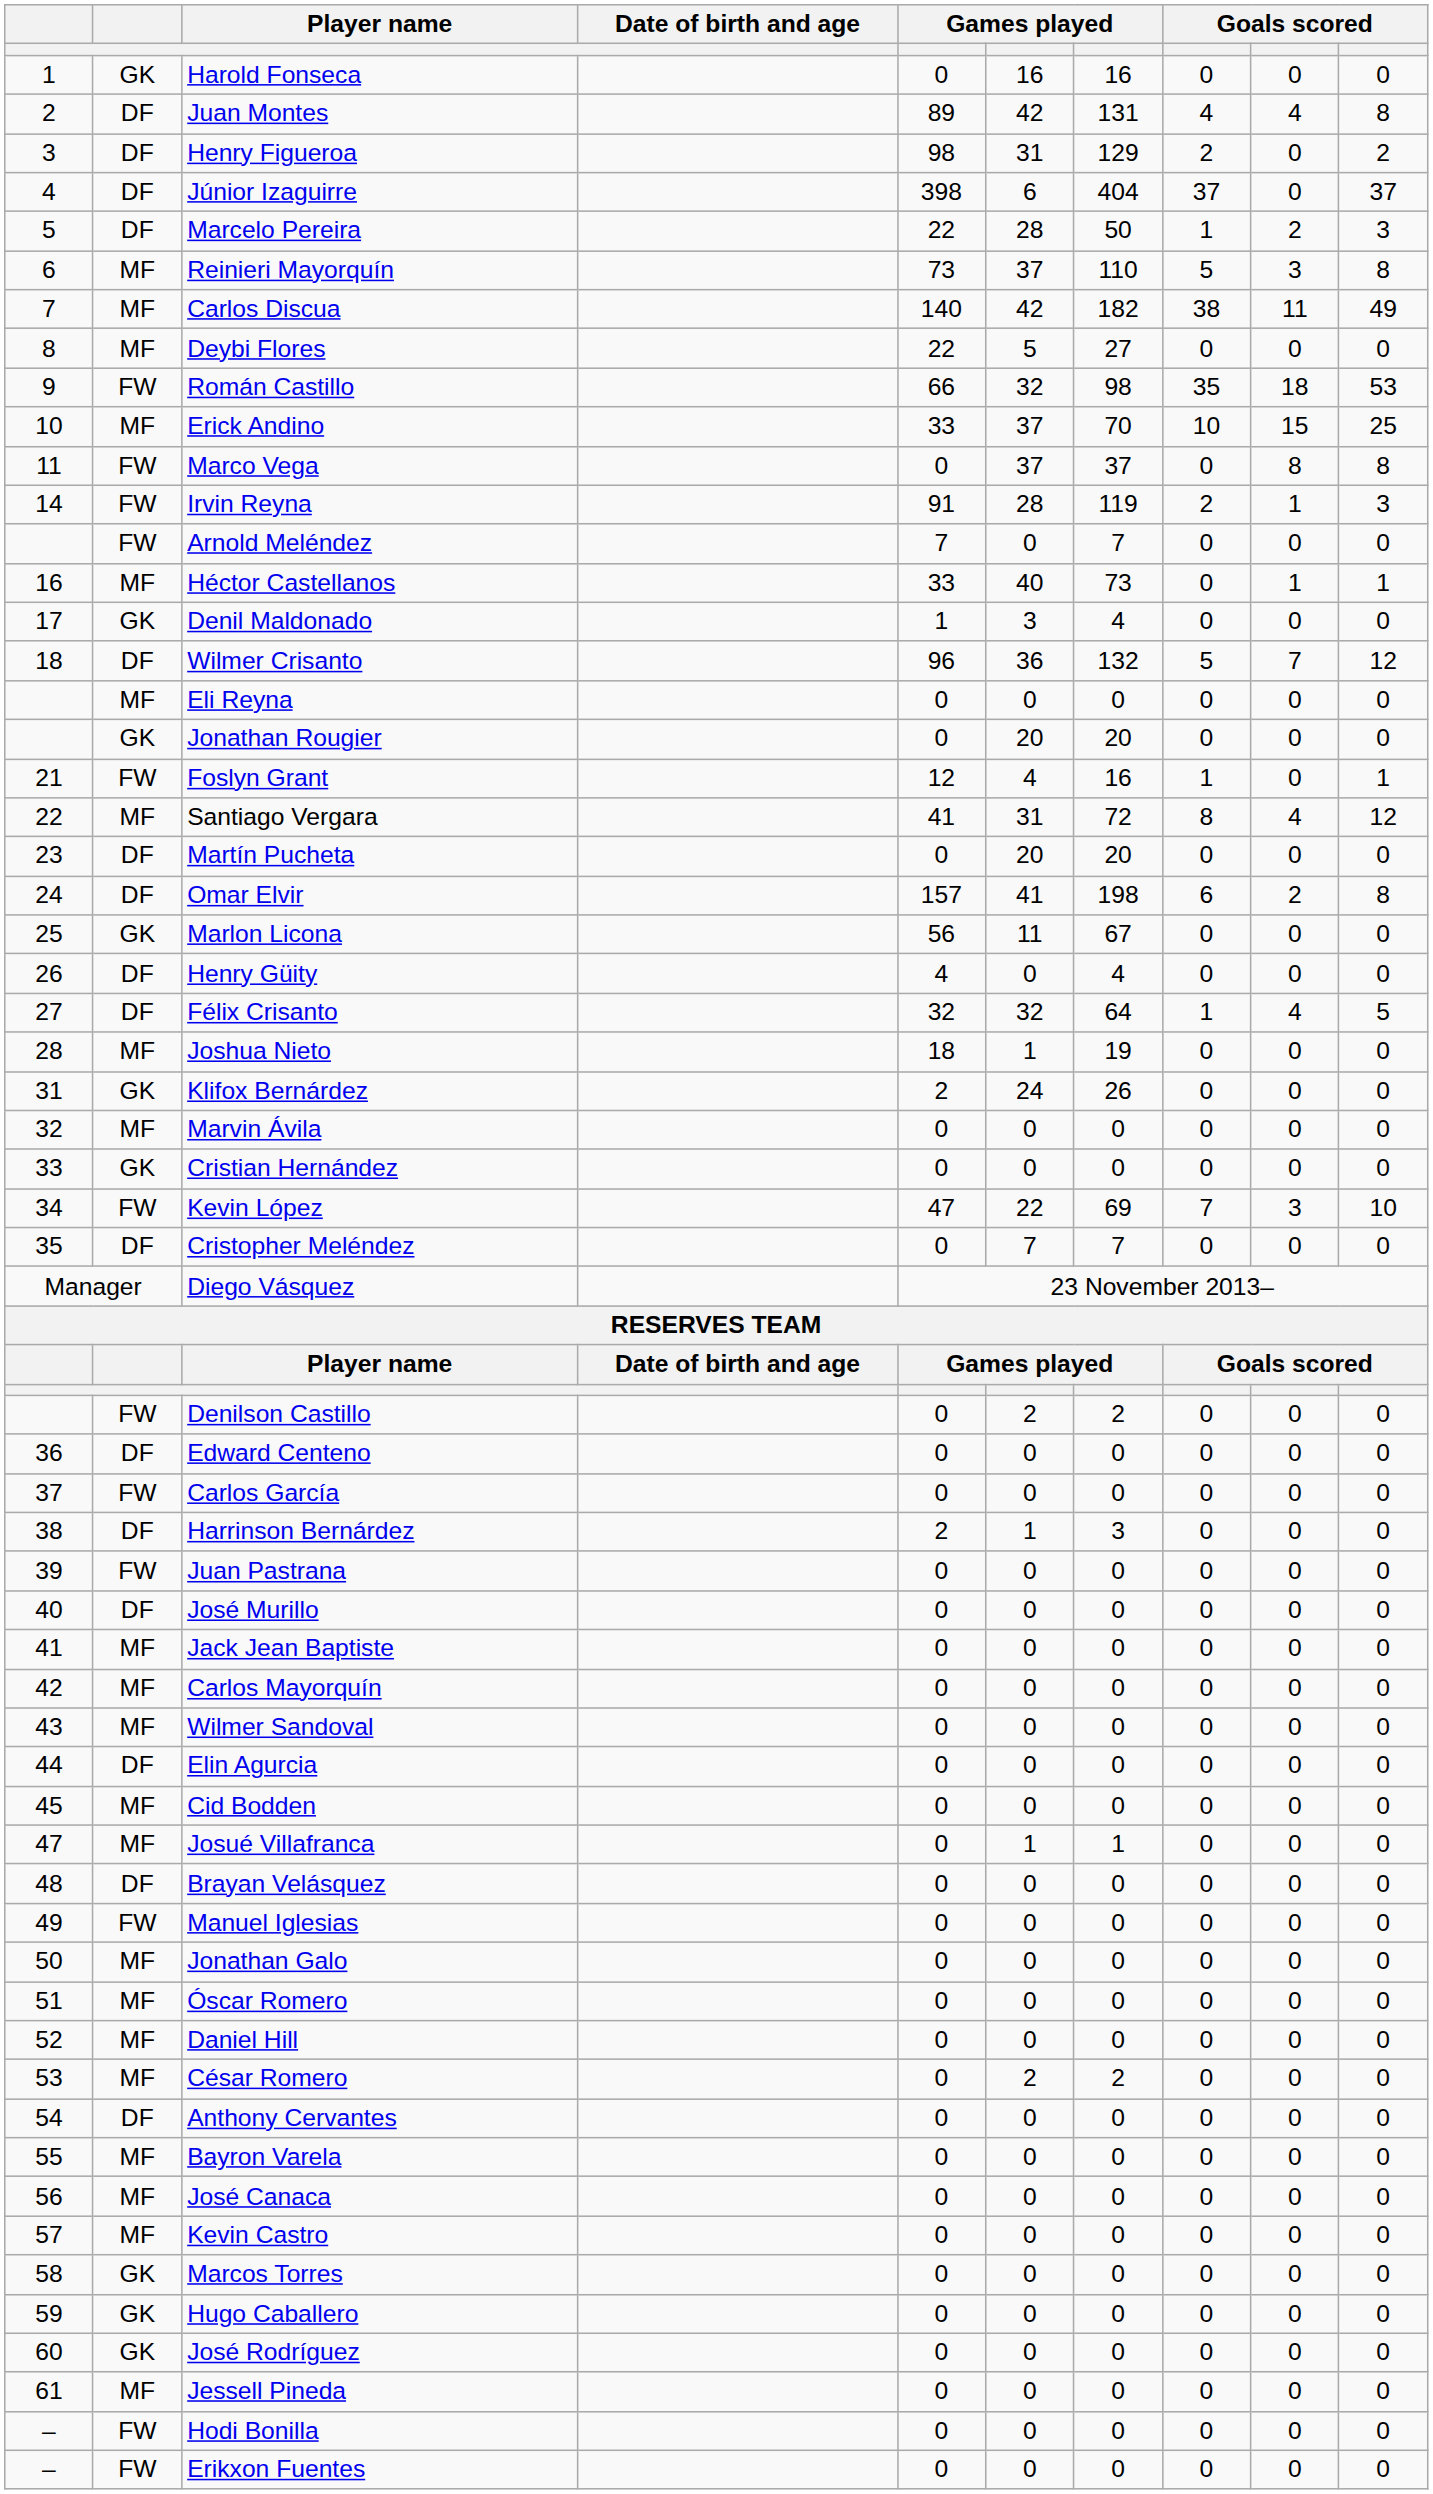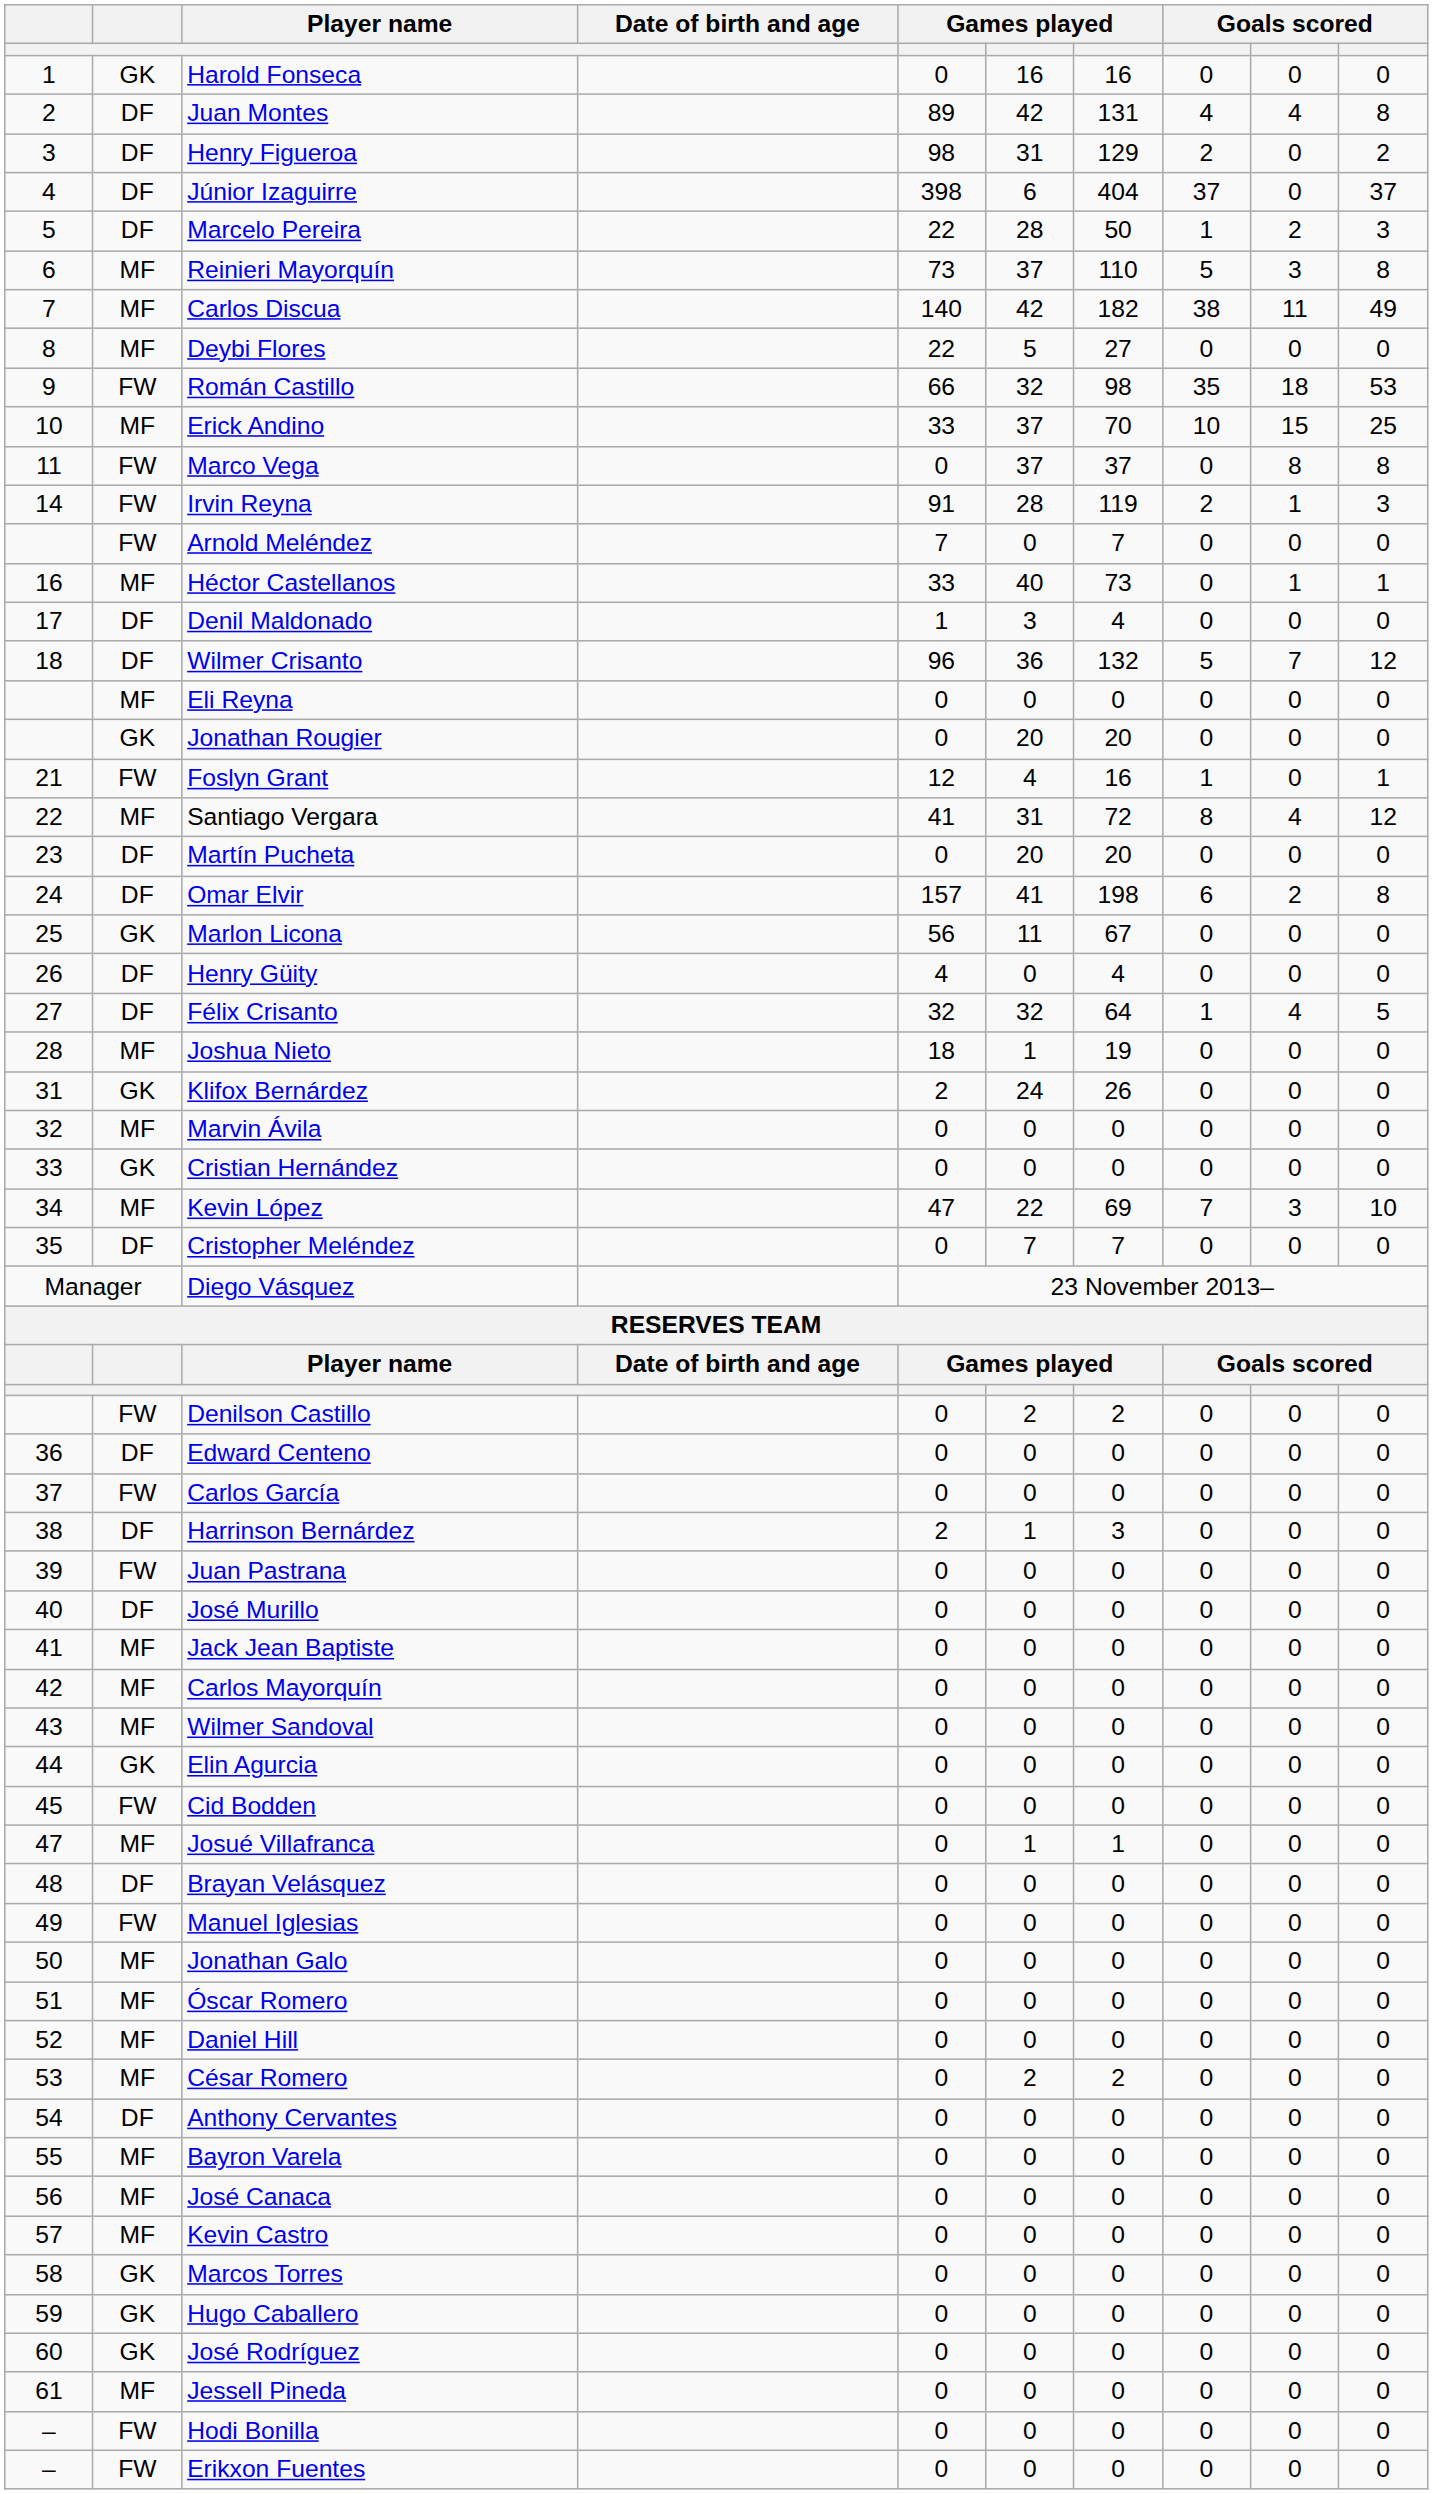(137, 621) GK -> (137, 621) DF
(137, 1207) FW -> (137, 1207) MF
(137, 1766) DF -> (137, 1766) GK
(137, 1805) MF -> (137, 1805) FW
